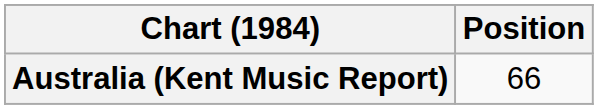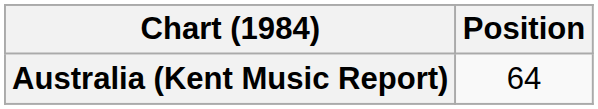(524, 78) 66 -> (524, 78) 64
